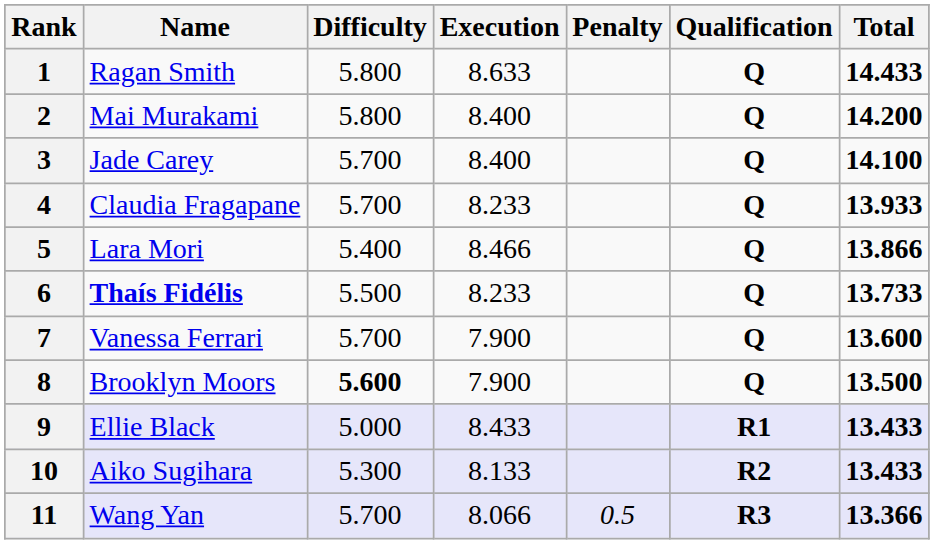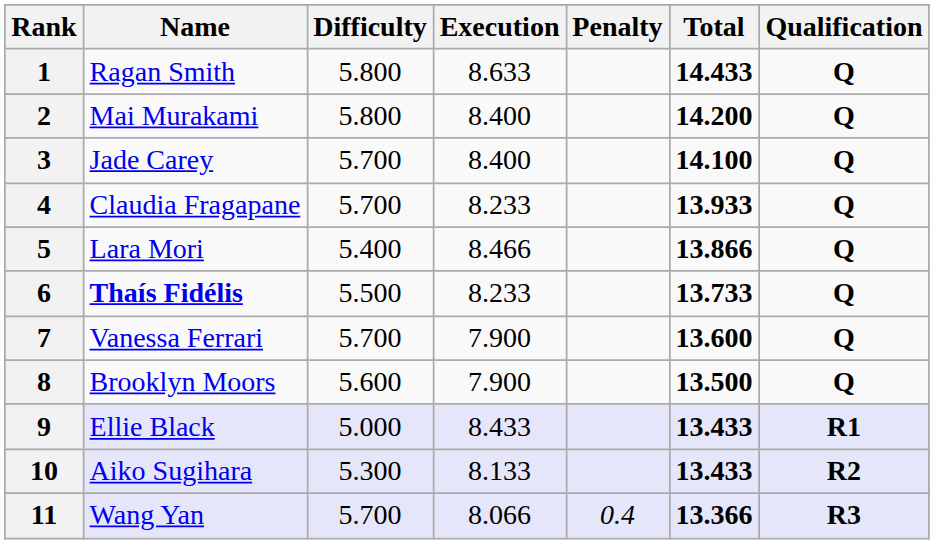columns swapped: (884, 26) <-> (754, 26)
(370, 381) bold -> (370, 381) normal
(617, 515) 0.5 -> (617, 515) 0.4
